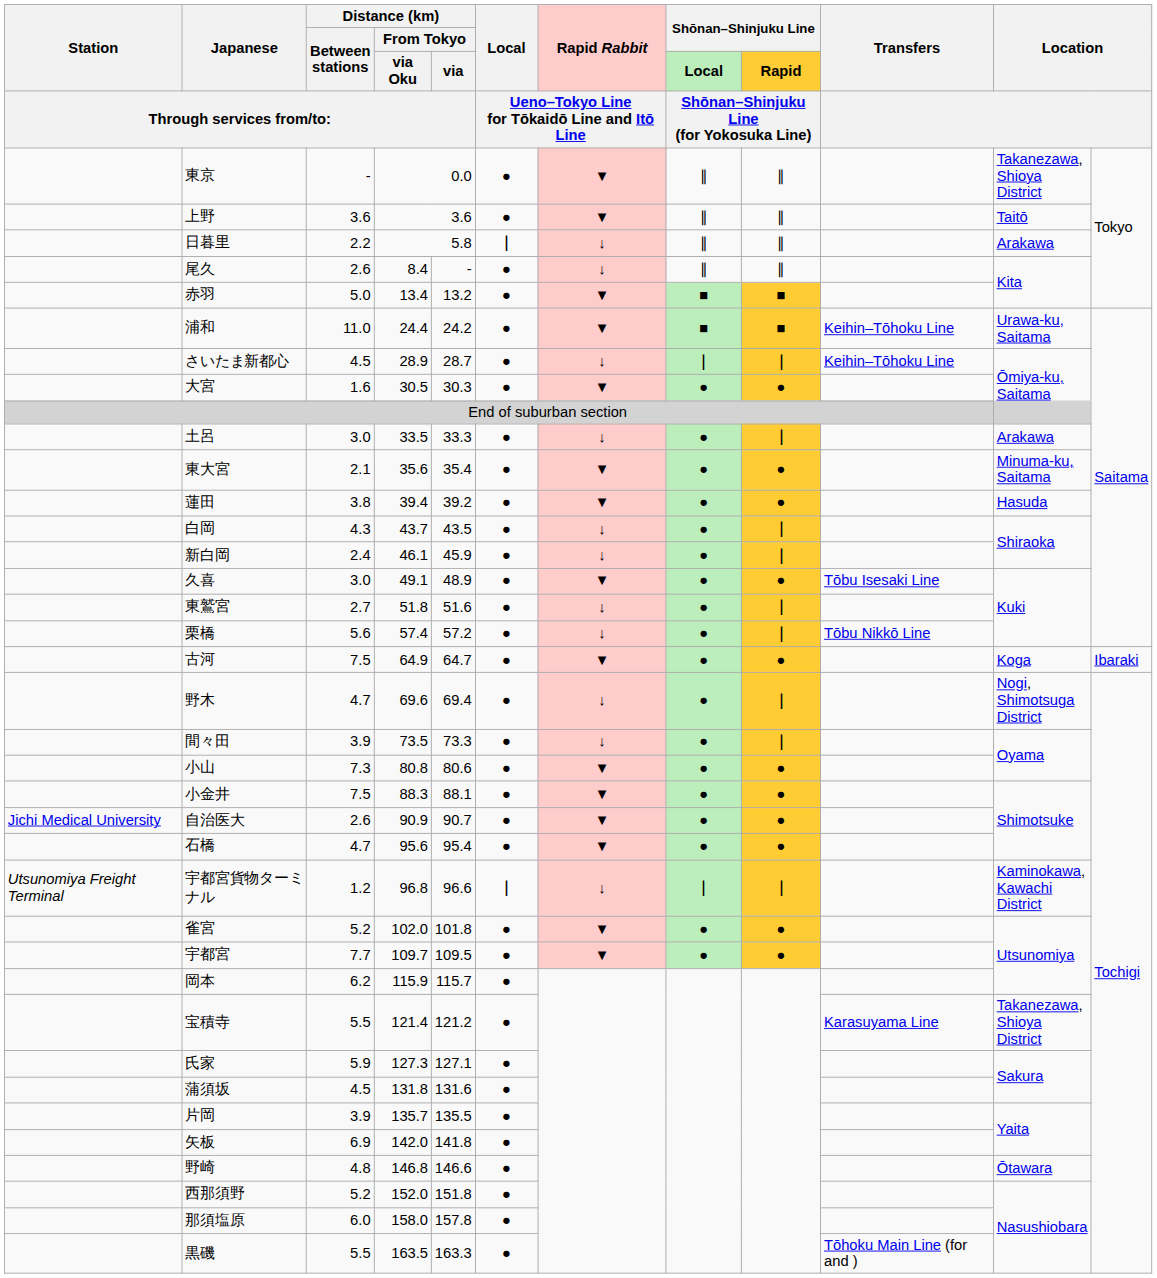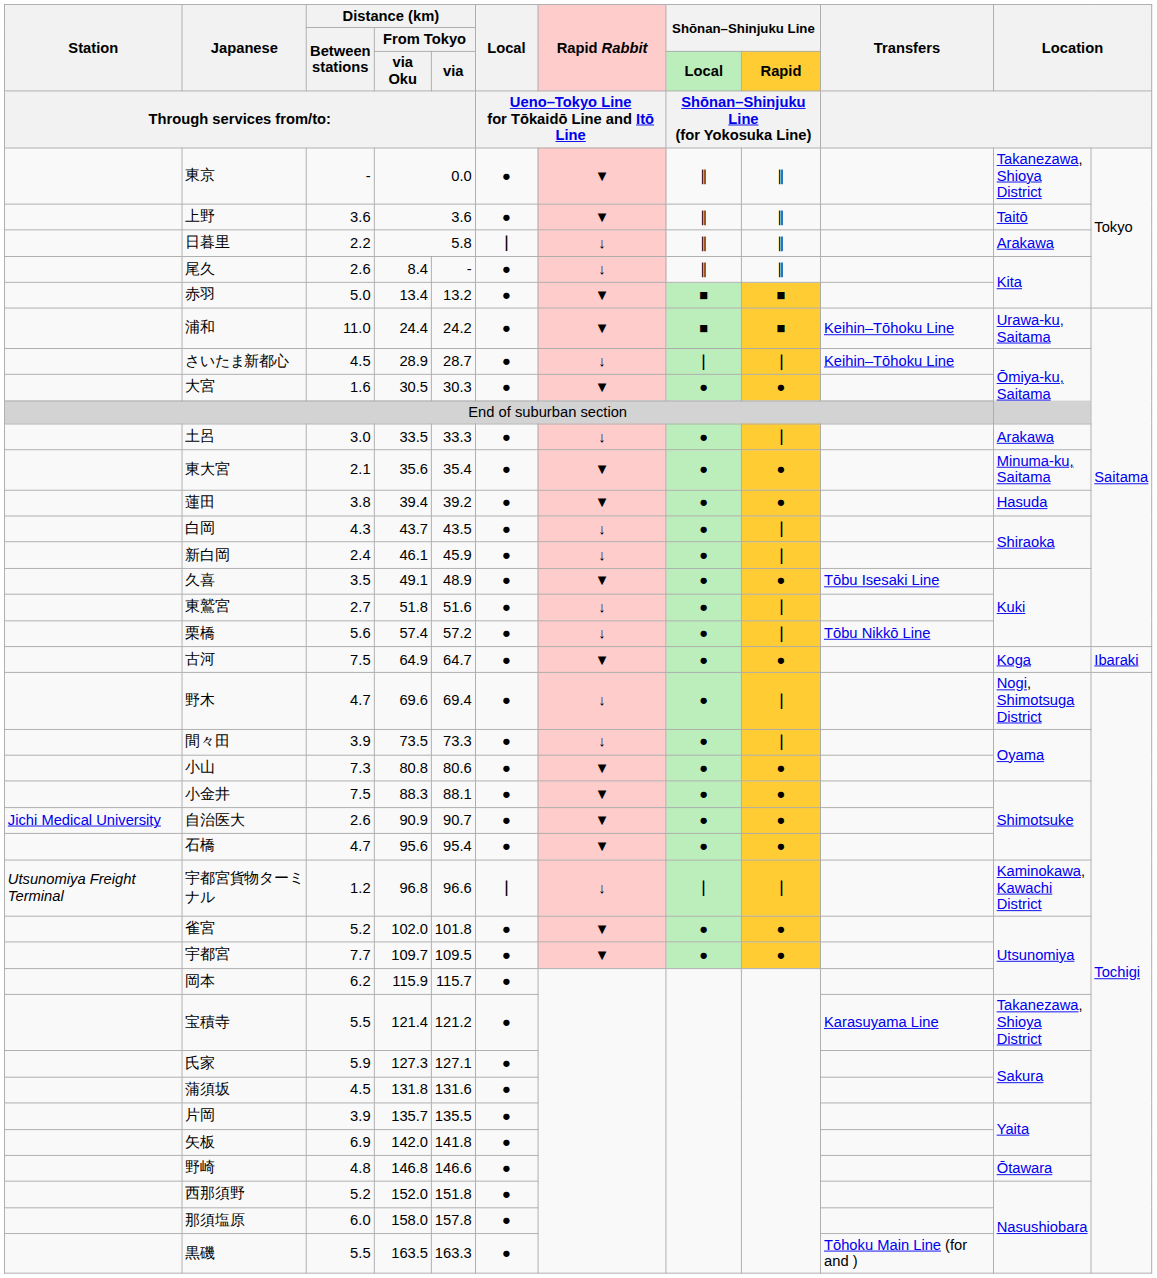(360, 581) 3.0 -> (360, 581) 3.5
